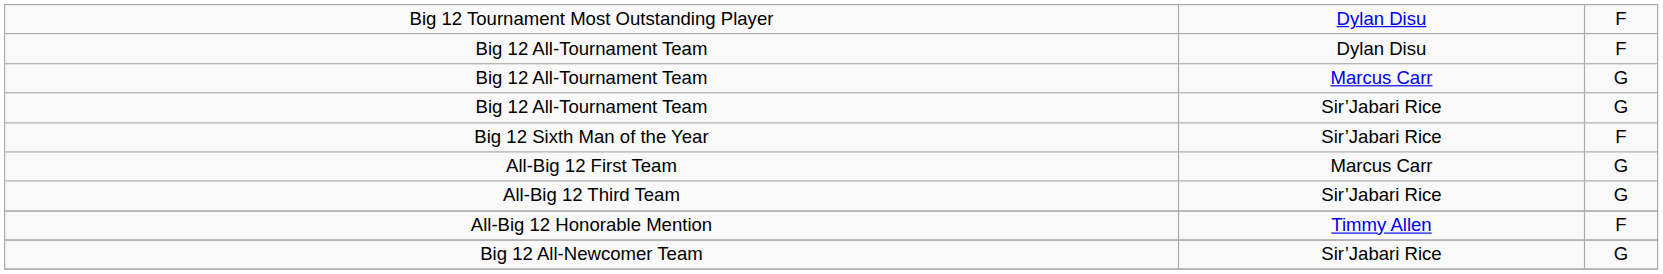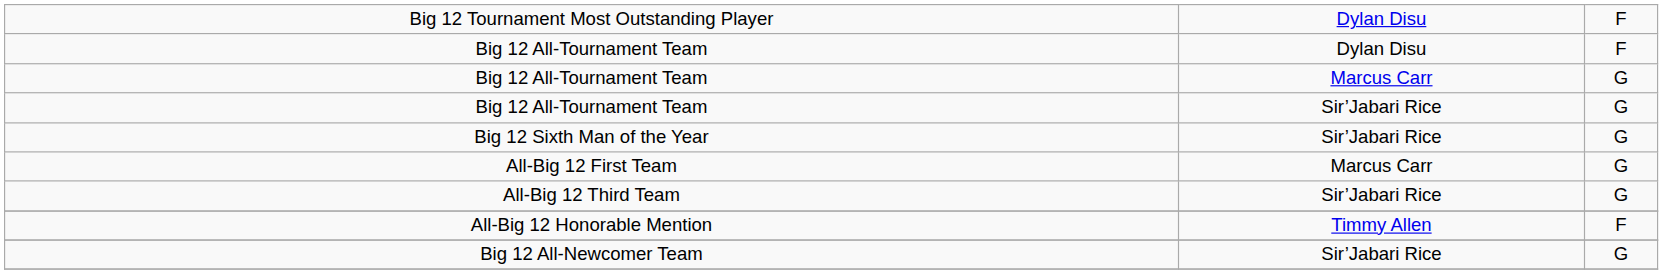(1621, 136) F -> (1621, 136) G
